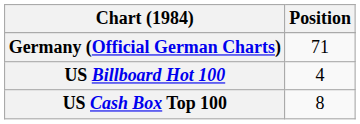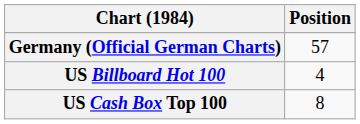(320, 47) 71 -> (320, 47) 57
